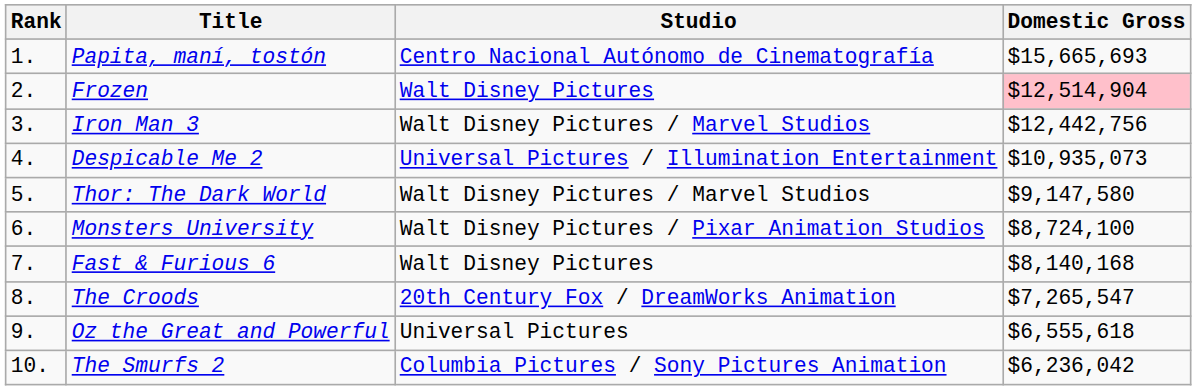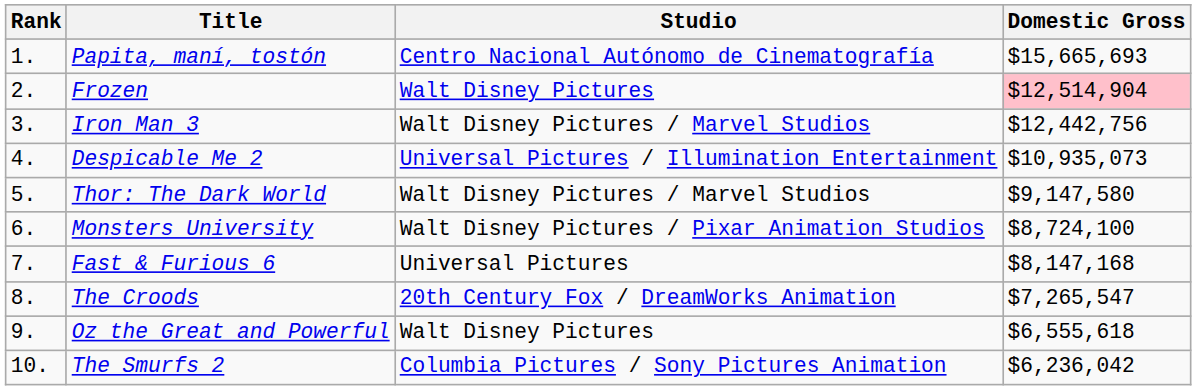(527, 264) Walt Disney Pictures -> (514, 264) Universal Pictures
(1071, 264) $8,140,168 -> (1071, 264) $8,147,168
(514, 333) Universal Pictures -> (527, 333) Walt Disney Pictures
